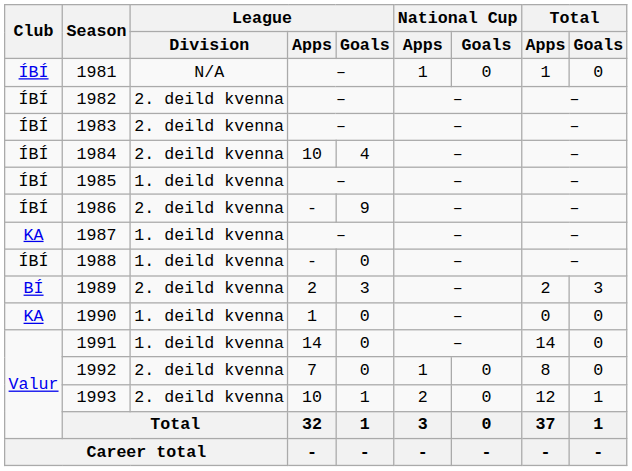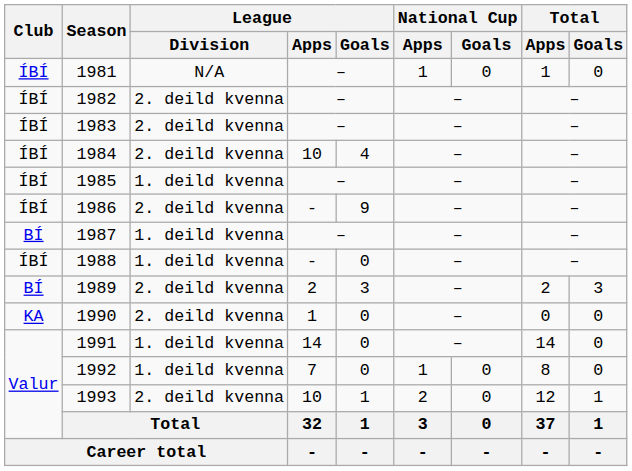(34, 235) KA -> (34, 235) BÍ
(209, 317) 1. deild kvenna -> (209, 317) 2. deild kvenna
(209, 371) 2. deild kvenna -> (209, 371) 1. deild kvenna
